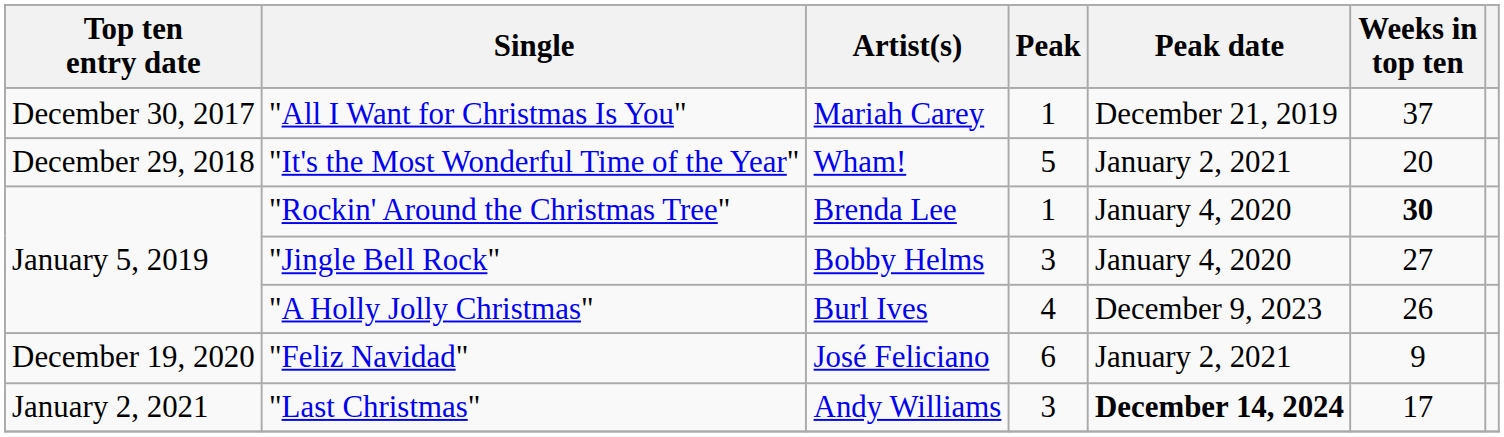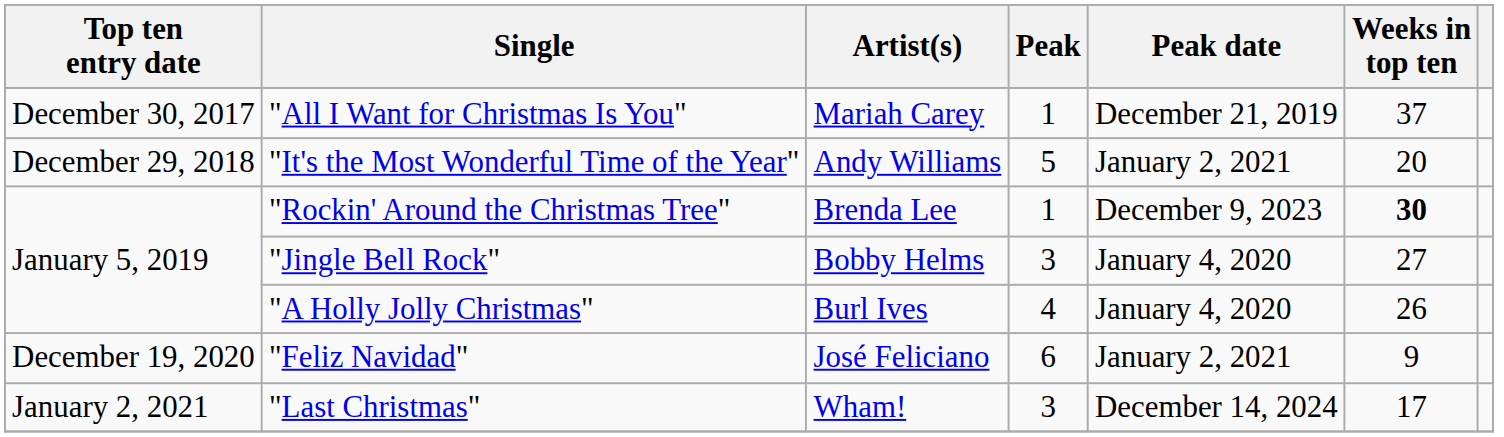(860, 161) Wham! -> (907, 161) Andy Williams
(1193, 210) January 4, 2020 -> (1209, 210) December 9, 2023
(1209, 308) December 9, 2023 -> (1193, 308) January 4, 2020
(907, 406) Andy Williams -> (860, 406) Wham!
(1220, 406) bold -> (1216, 406) normal
